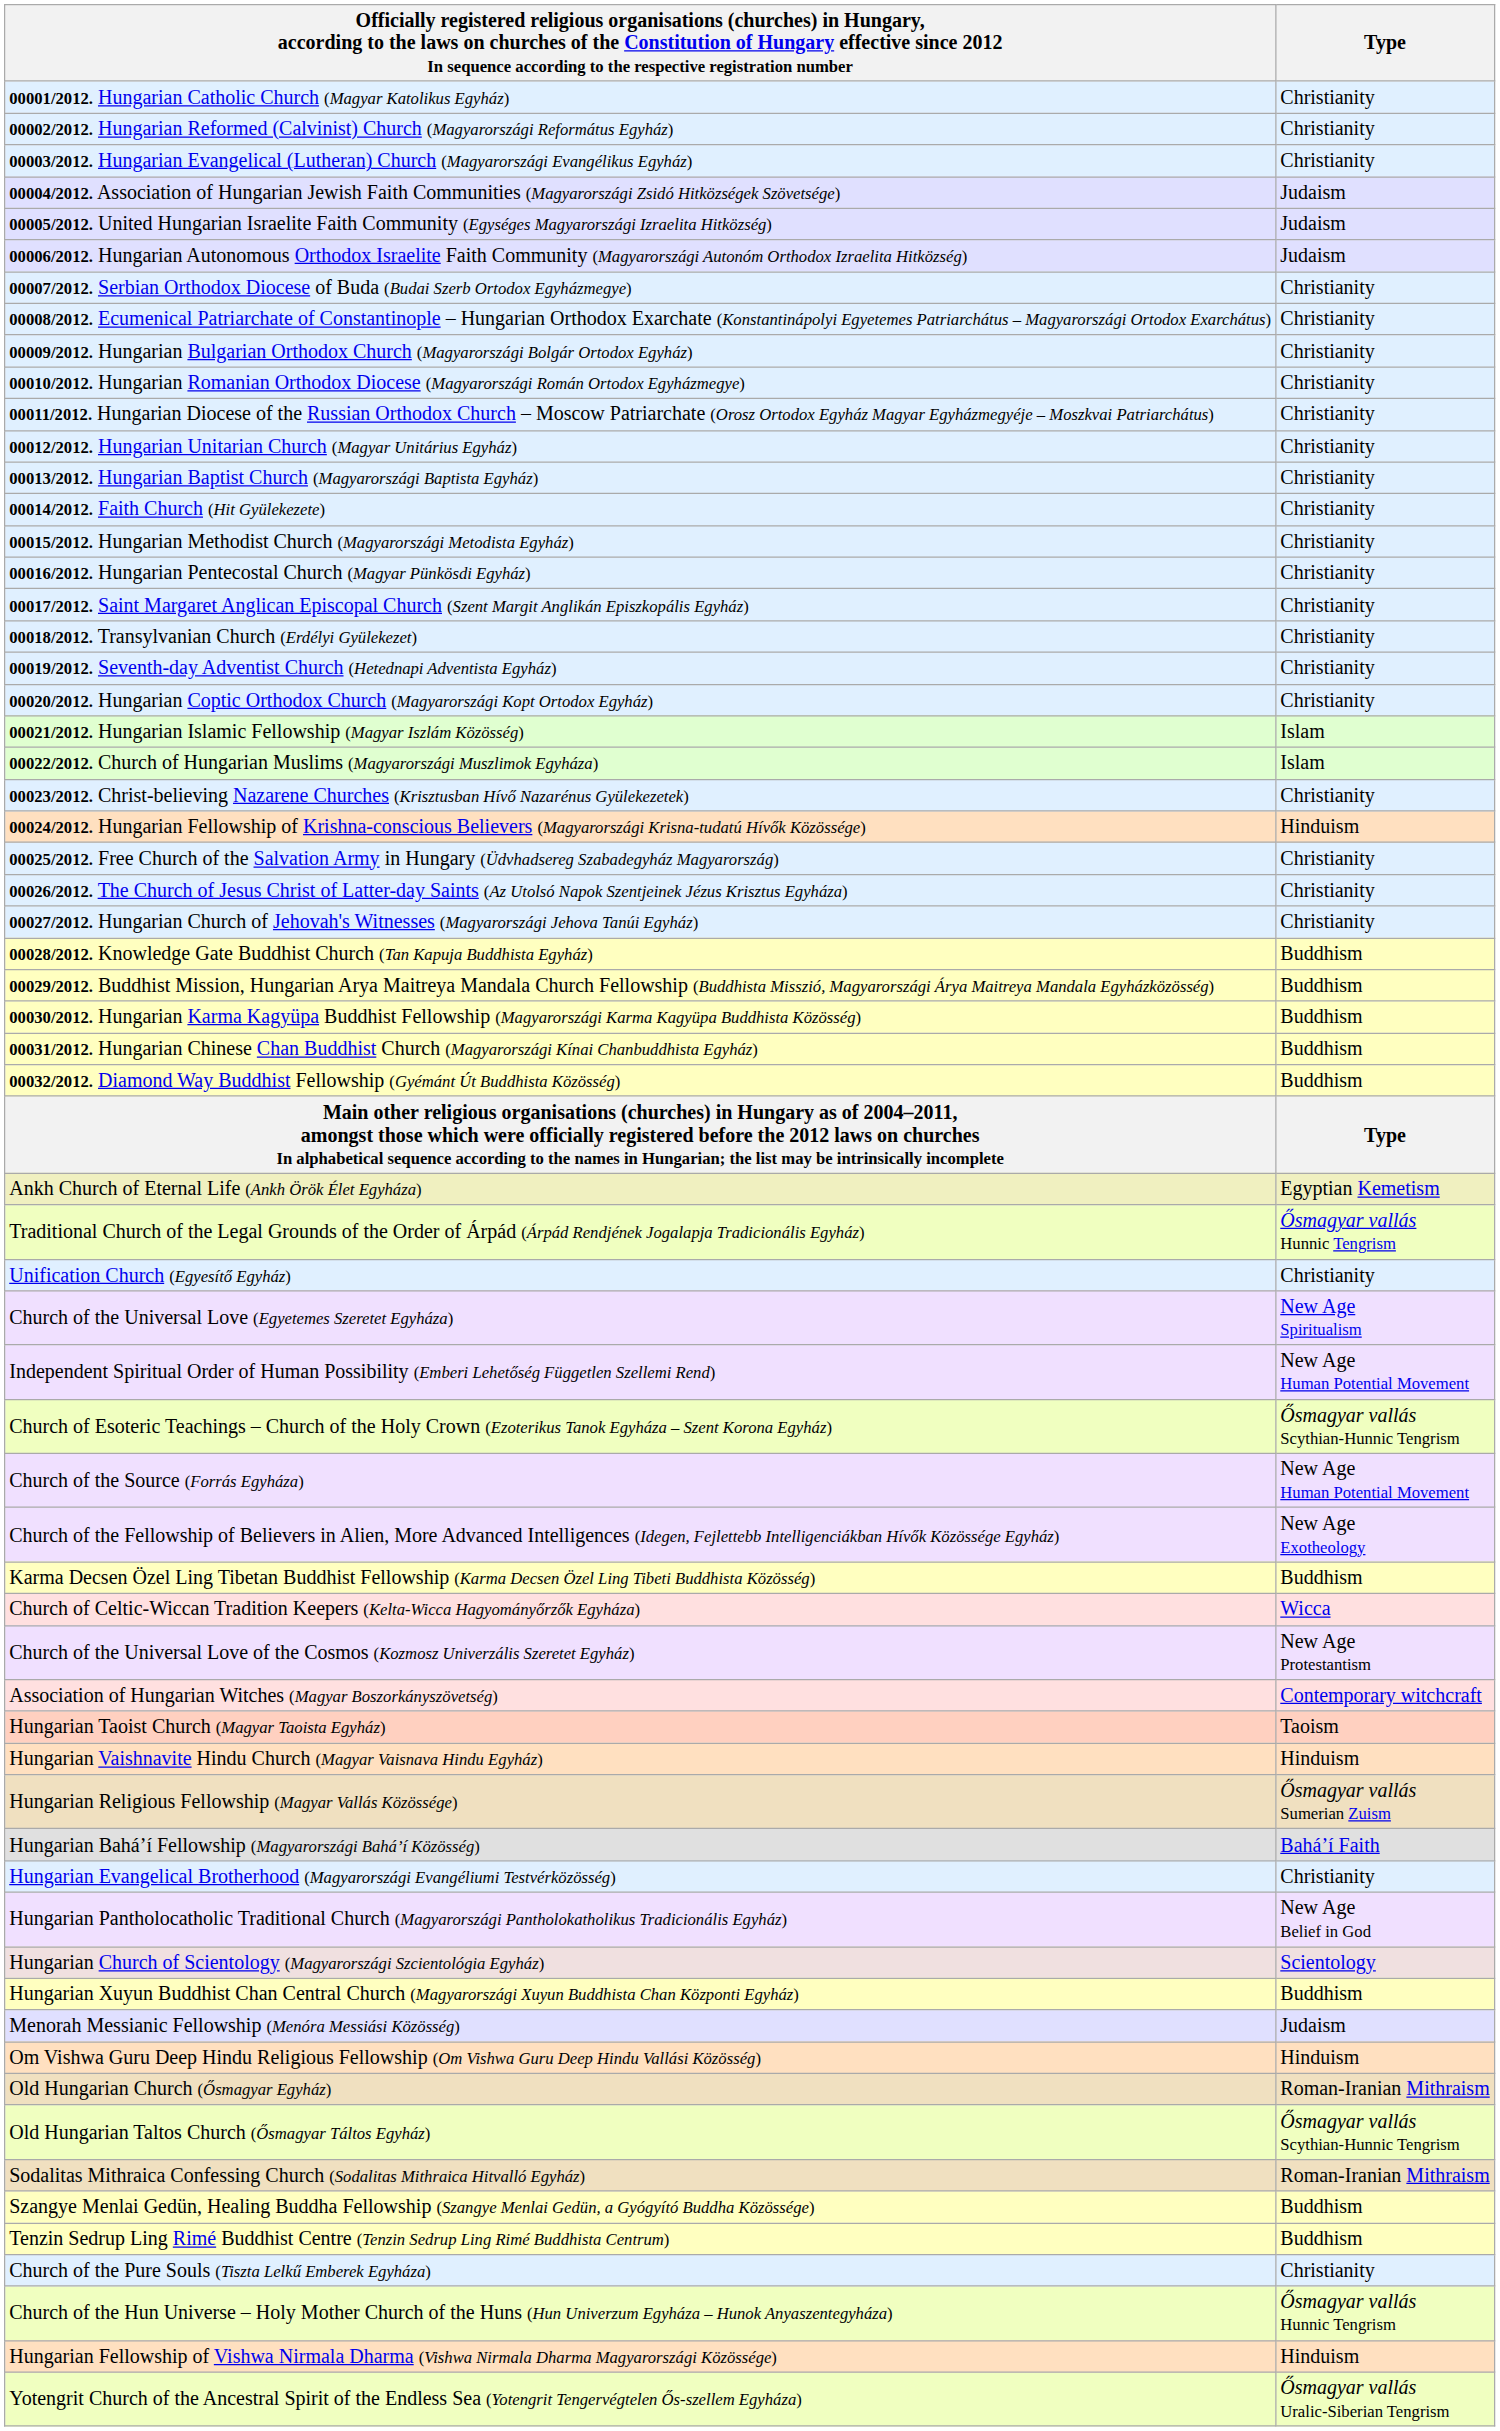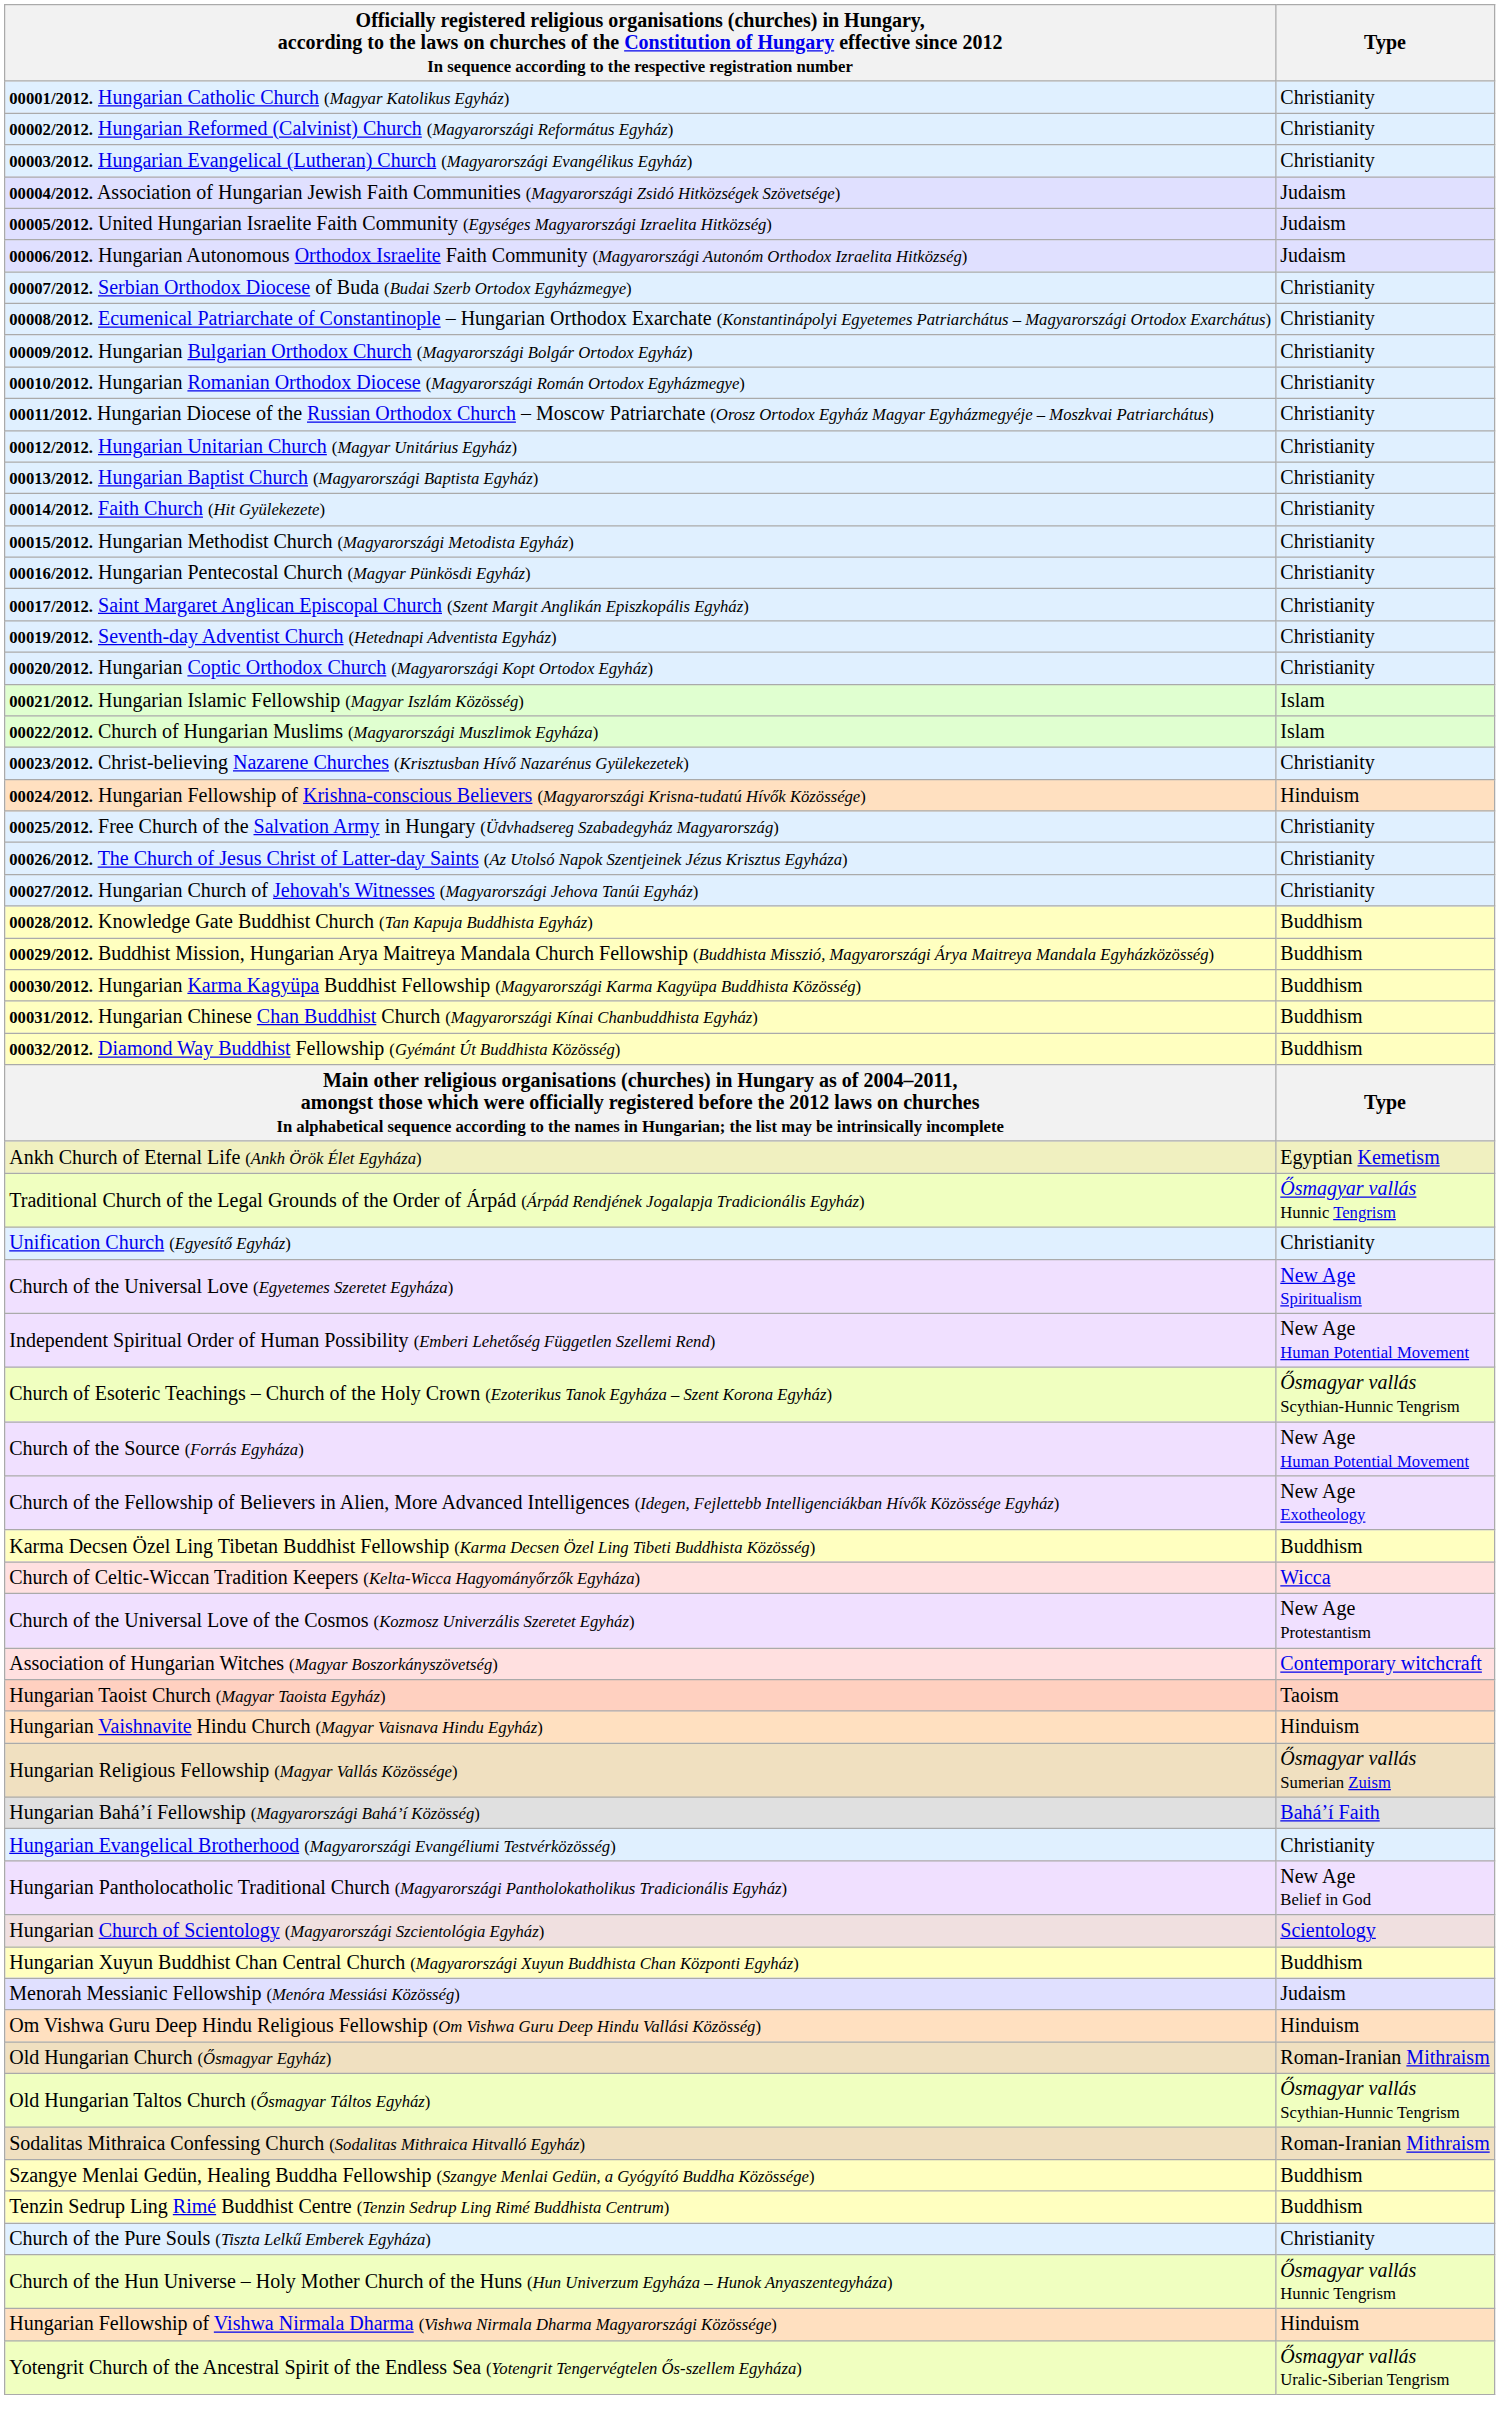- row: (213, 636)
